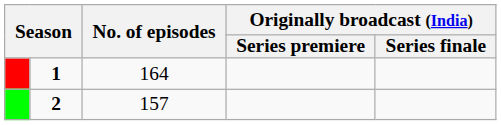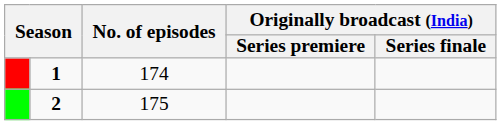(154, 73) 164 -> (154, 73) 174
(154, 104) 157 -> (154, 104) 175
